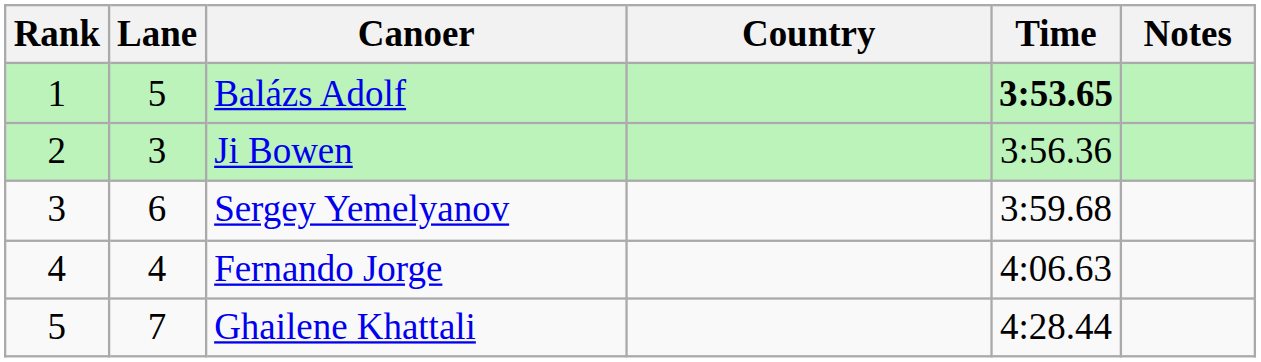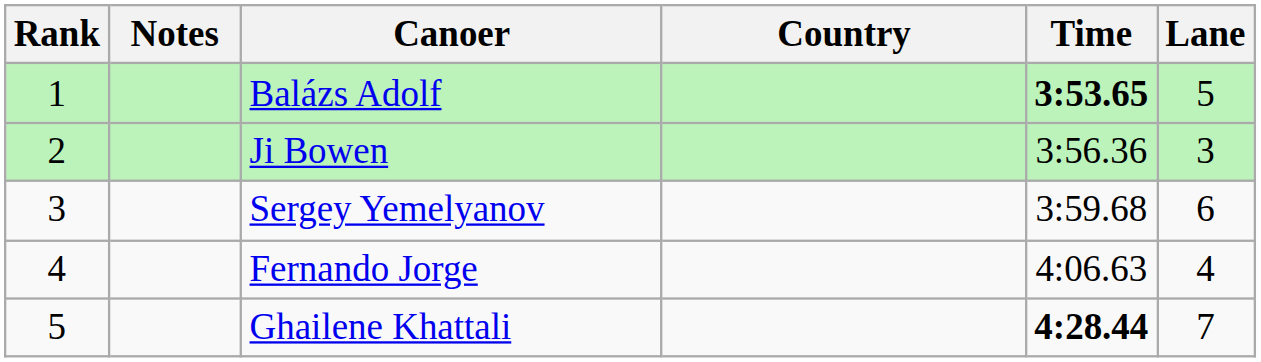columns swapped: (157, 33) <-> (1188, 33)
(1056, 326) normal -> (1091, 326) bold
